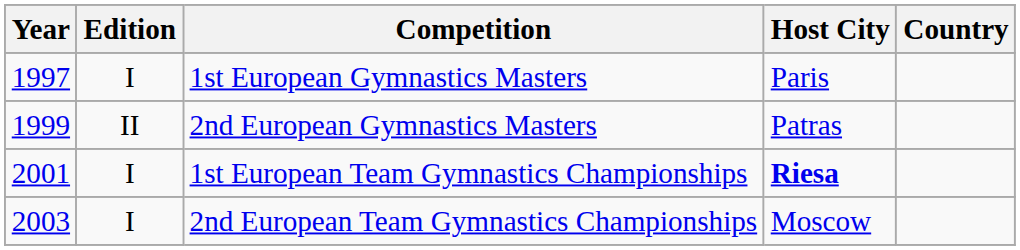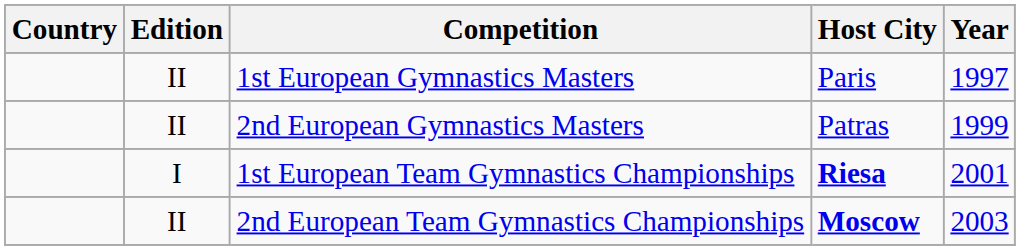columns swapped: (41, 28) <-> (956, 28)
(130, 76) I -> (177, 76) II
(130, 221) I -> (177, 221) II
(821, 221) normal -> (869, 221) bold
